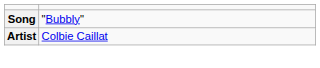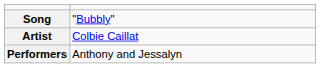+ row: (37, 54)
